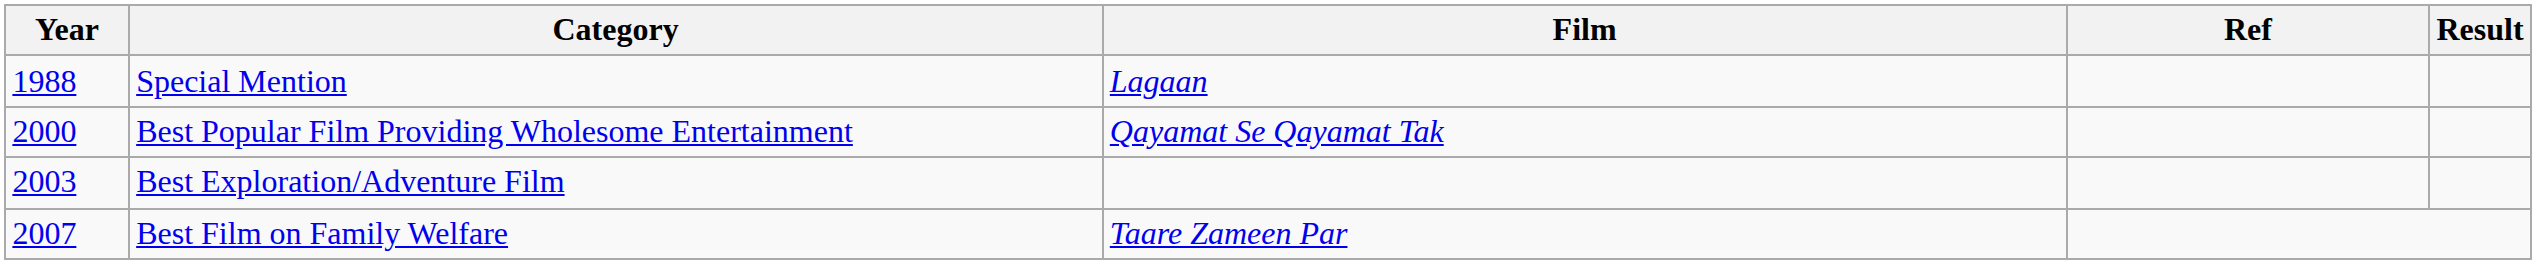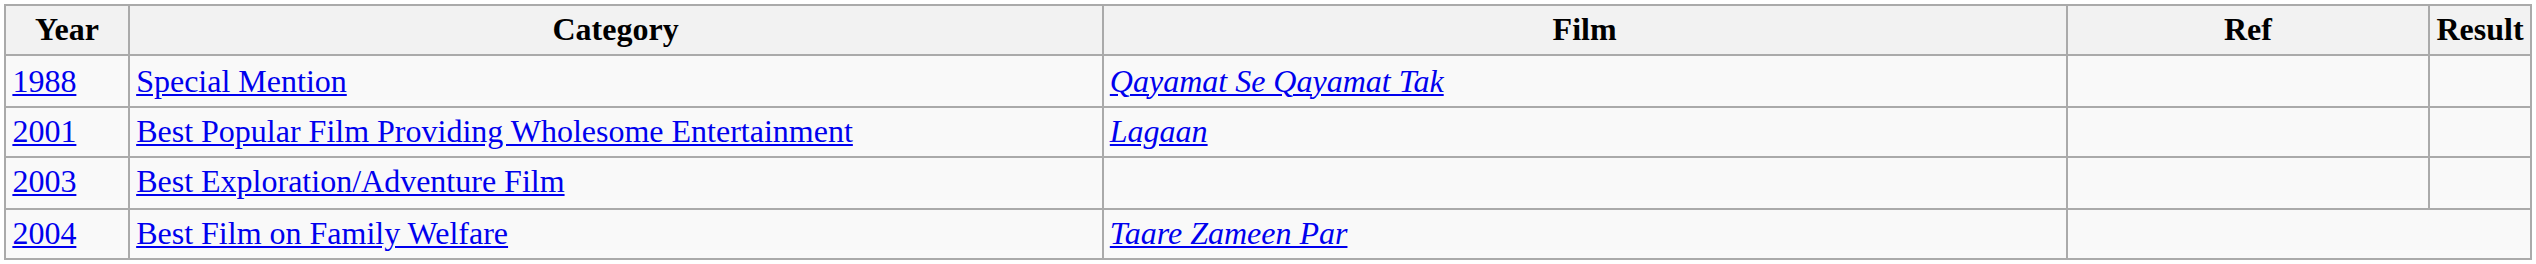(1159, 80) Lagaan -> (1277, 80) Qayamat Se Qayamat Tak
(44, 131) 2000 -> (44, 131) 2001
(1277, 131) Qayamat Se Qayamat Tak -> (1159, 131) Lagaan
(44, 232) 2007 -> (44, 232) 2004
